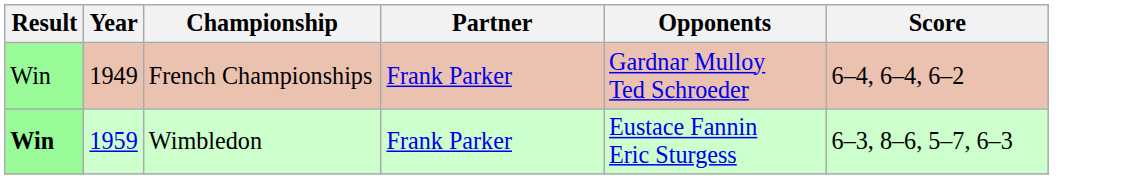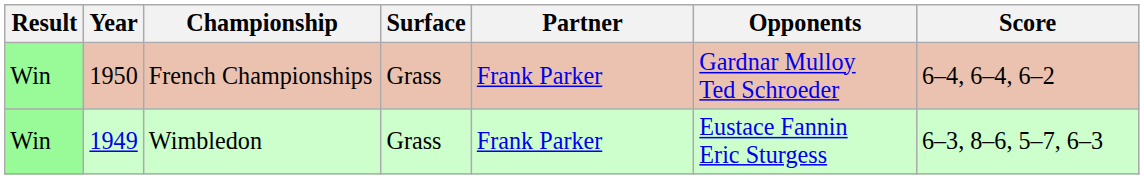+ column: (426, 23)
(114, 75) 1949 -> (114, 75) 1950
(32, 141) bold -> (31, 141) normal
(114, 141) 1959 -> (114, 141) 1949
